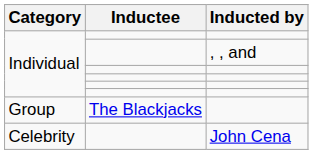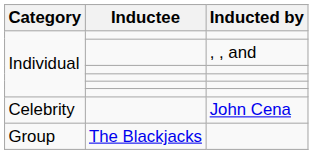rows swapped: (32, 109) <-> (42, 136)
